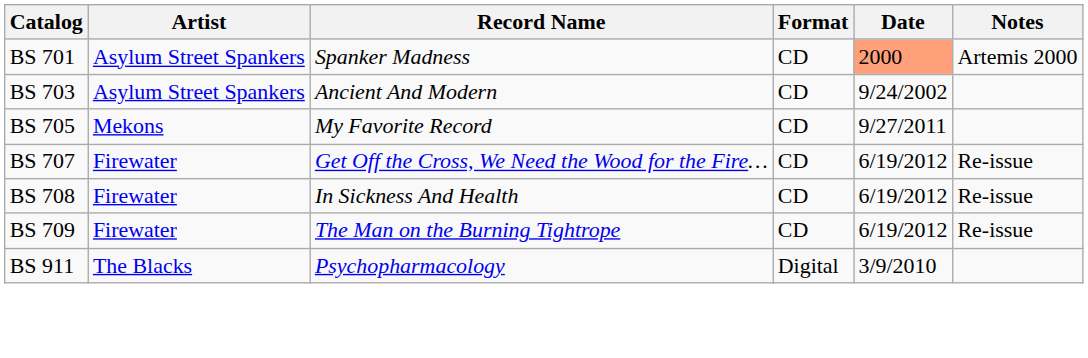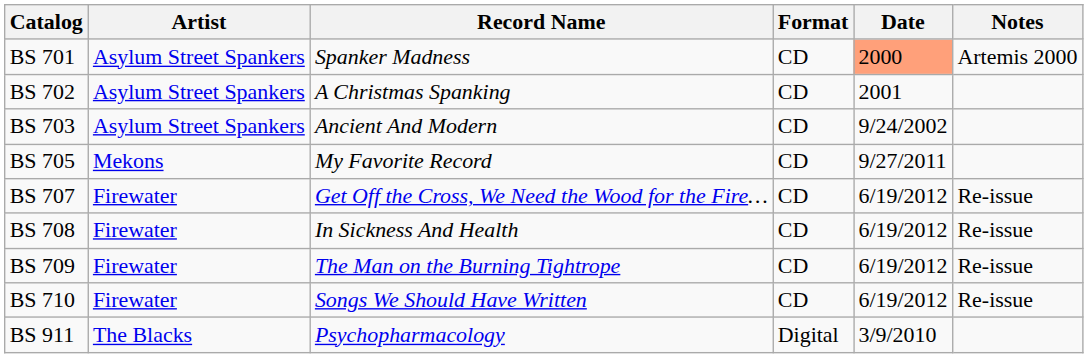+ row: (42, 91)
+ row: (42, 299)
